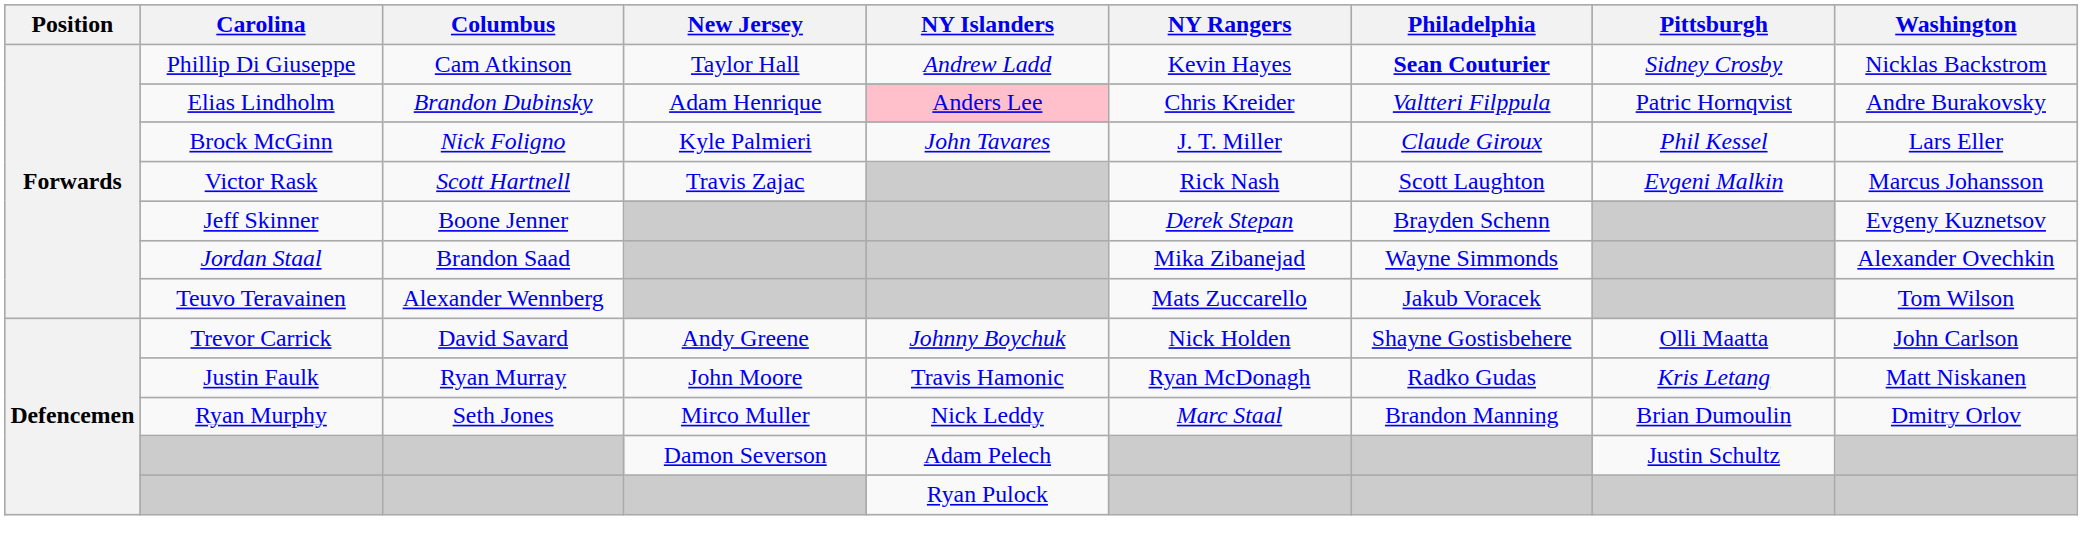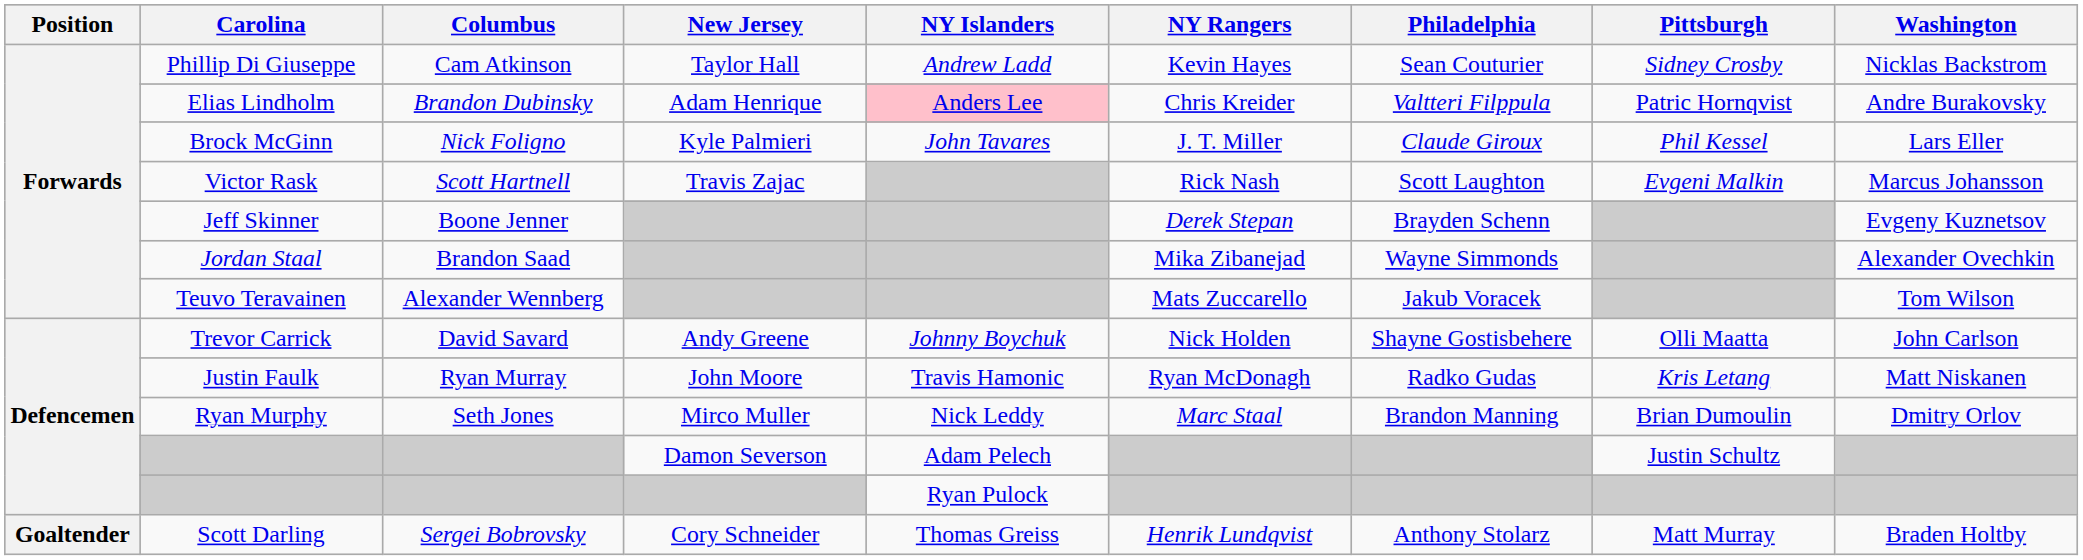(1472, 63) bold -> (1472, 63) normal
+ row: (261, 533)
